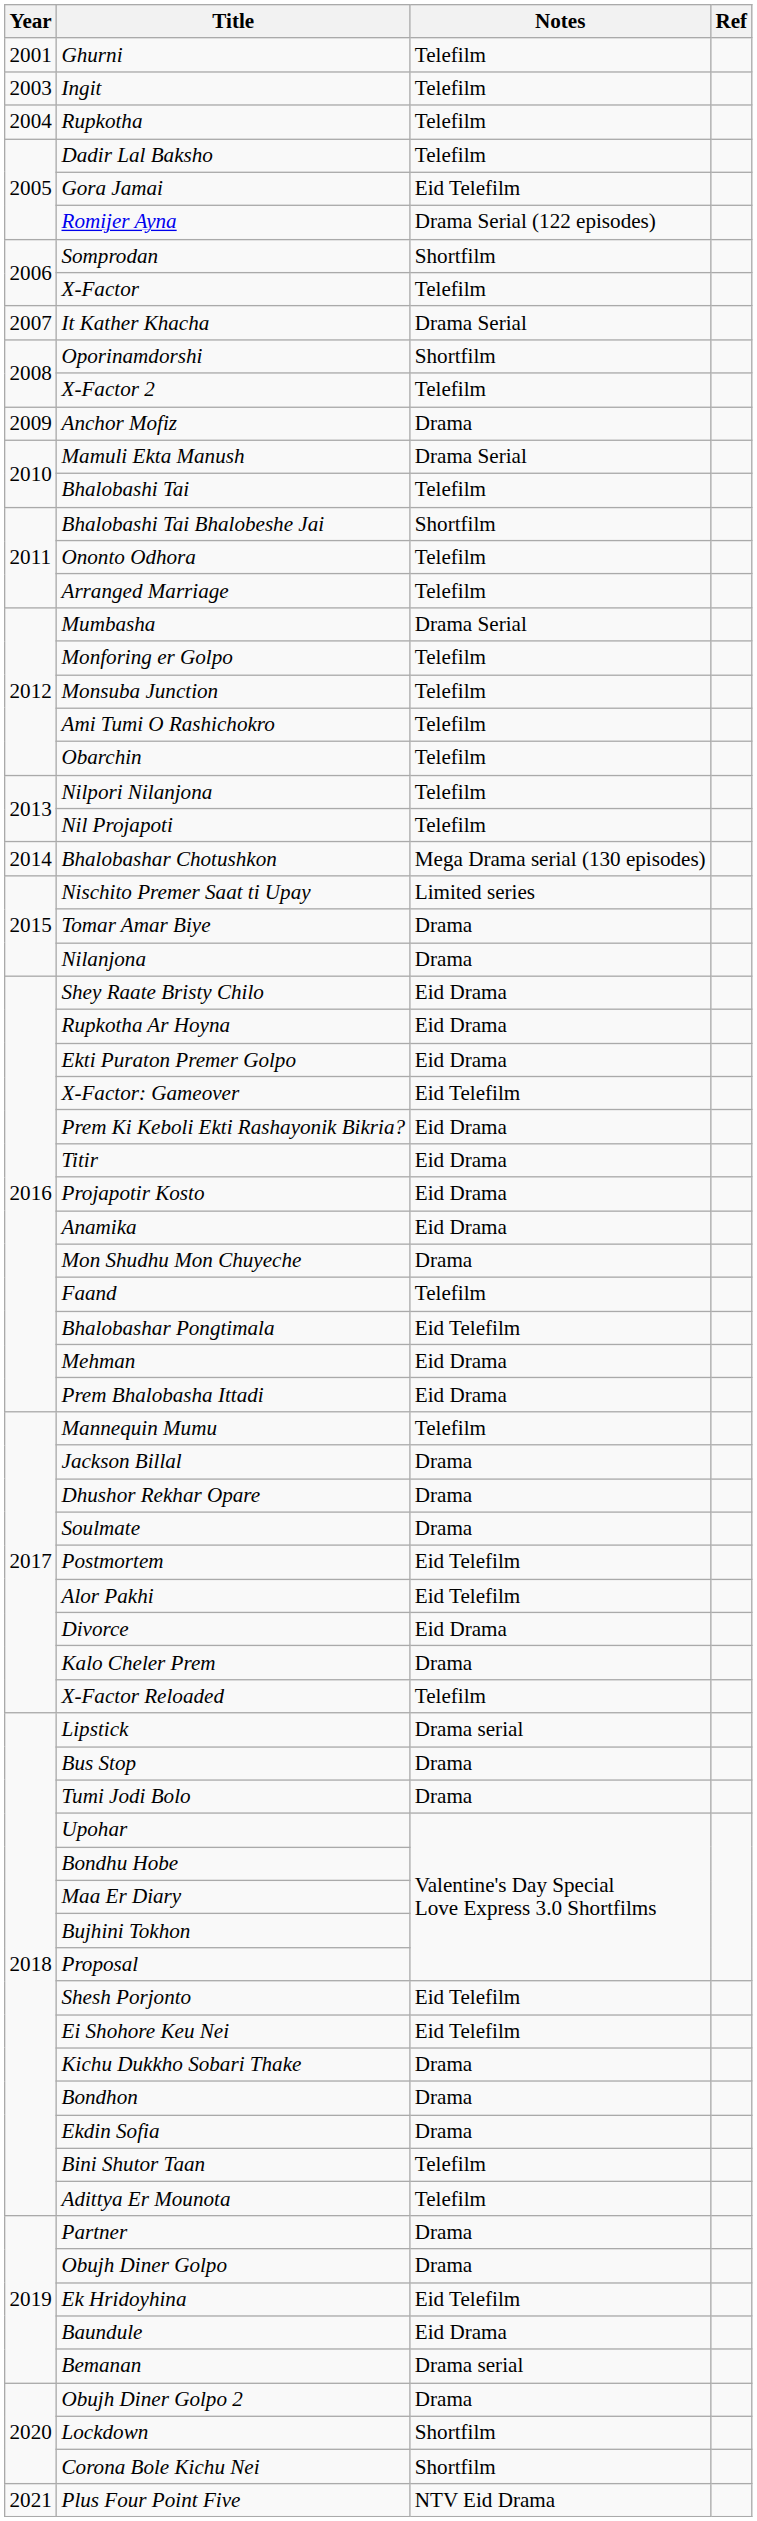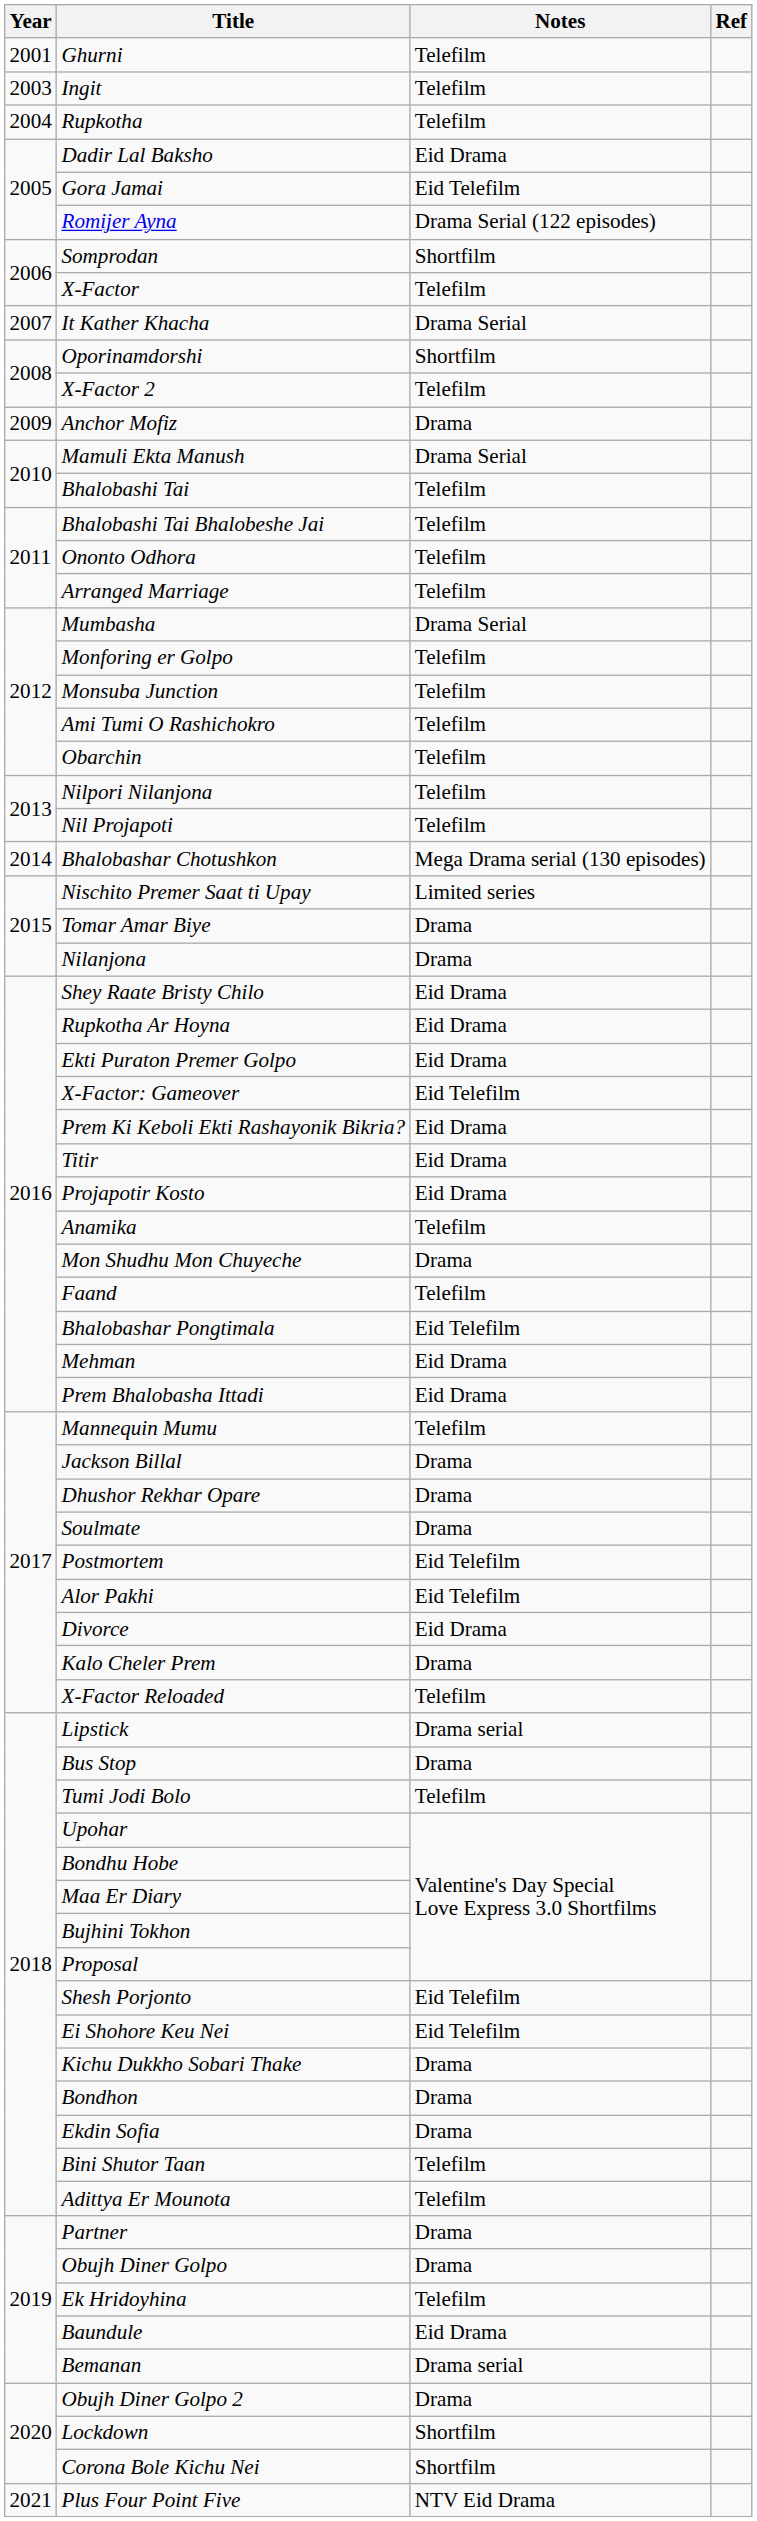(450, 155) Telefilm -> (461, 155) Eid Drama
(455, 523) Shortfilm -> (450, 523) Telefilm
(461, 1227) Eid Drama -> (450, 1227) Telefilm
(443, 1796) Drama -> (450, 1796) Telefilm
(468, 2298) Eid Telefilm -> (450, 2298) Telefilm
